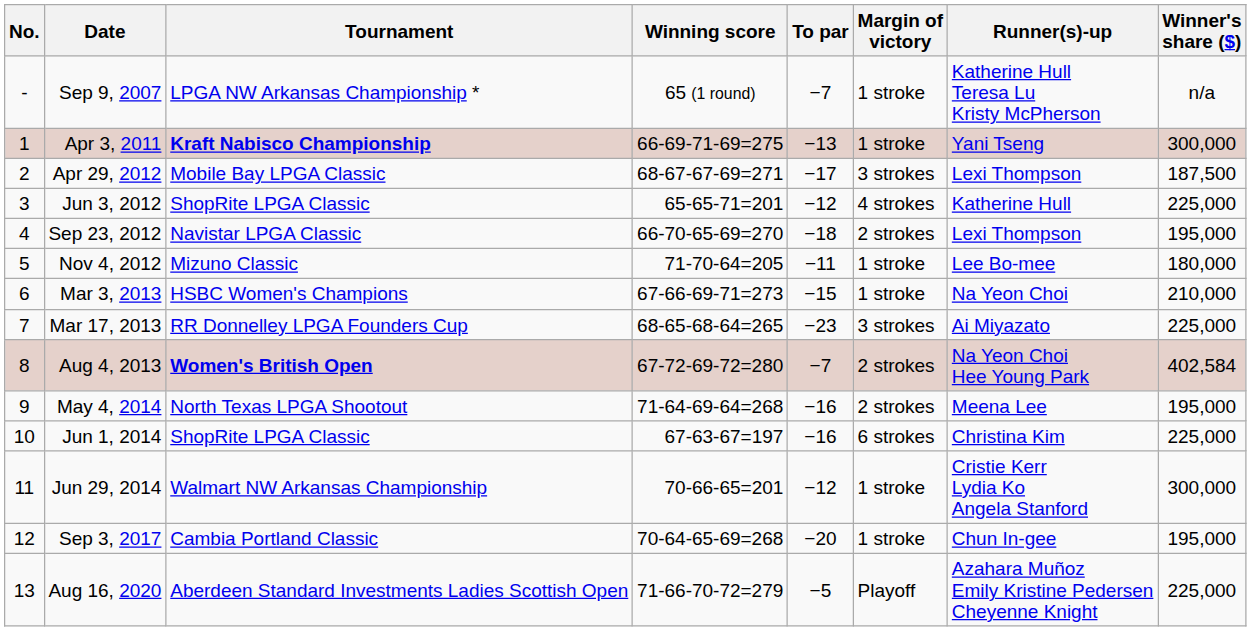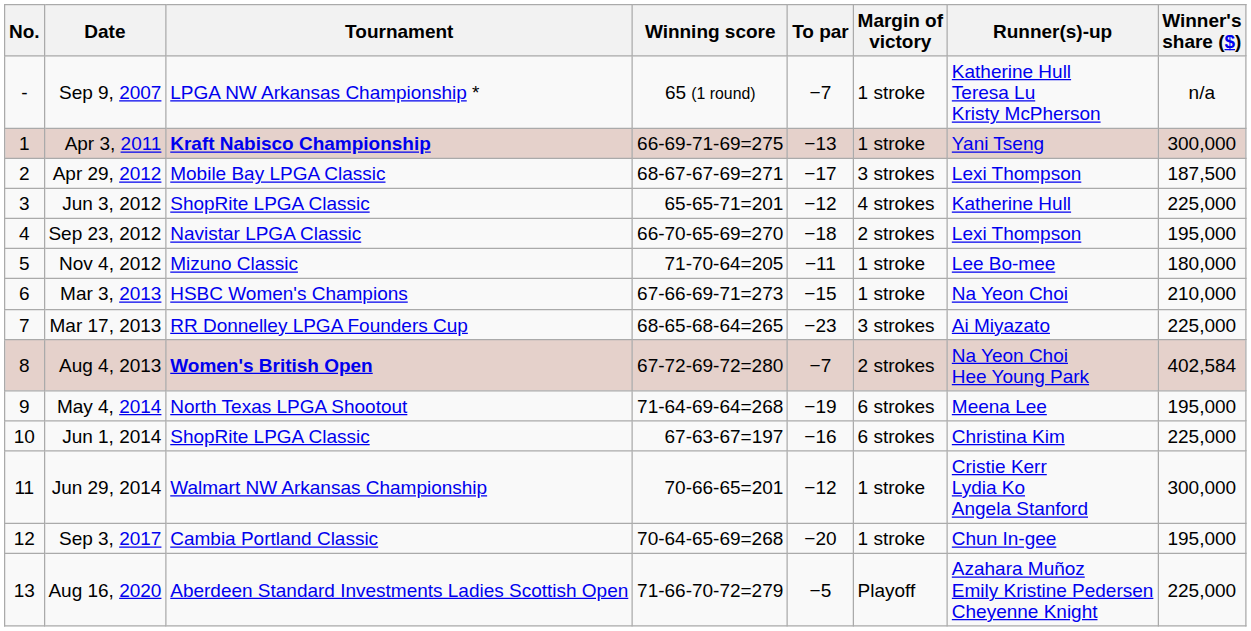(820, 406) −16 -> (820, 406) −19
(896, 406) 2 strokes -> (896, 406) 6 strokes
